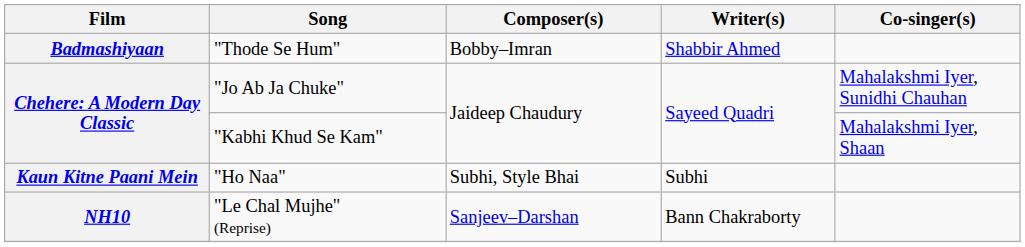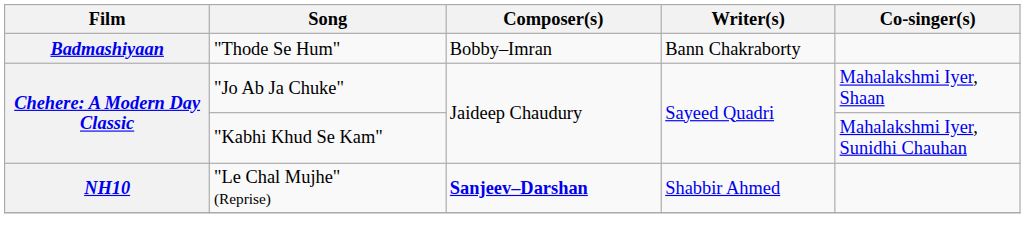(723, 48) Shabbir Ahmed -> (733, 48) Bann Chakraborty
(909, 87) Mahalakshmi Iyer, Sunidhi Chauhan -> (909, 87) Mahalakshmi Iyer, Shaan
(909, 137) Mahalakshmi Iyer, Shaan -> (909, 137) Mahalakshmi Iyer, Sunidhi Chauhan
- row: (250, 177)
(514, 216) normal -> (519, 187) bold
(733, 216) Bann Chakraborty -> (723, 187) Shabbir Ahmed
